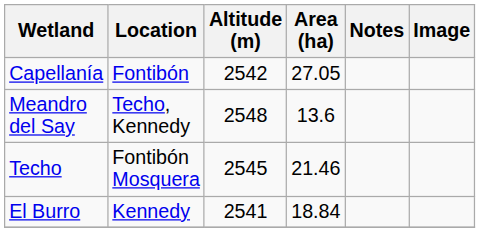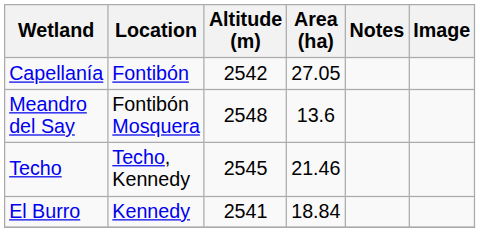(151, 115) Techo, Kennedy -> (156, 115) Fontibón Mosquera
(156, 169) Fontibón Mosquera -> (151, 169) Techo, Kennedy
